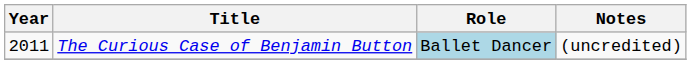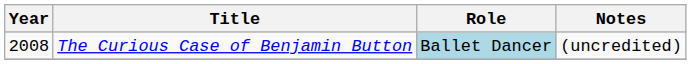(29, 46) 2011 -> (29, 46) 2008
